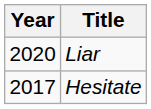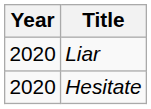(33, 86) 2017 -> (33, 86) 2020
